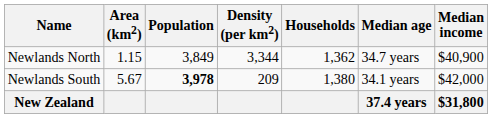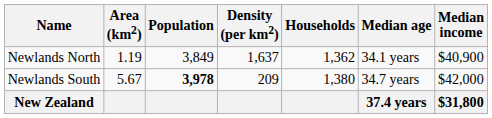(129, 57) 1.15 -> (129, 57) 1.19
(263, 57) 3,344 -> (263, 57) 1,637
(390, 57) 34.7 years -> (390, 57) 34.1 years
(390, 79) 34.1 years -> (390, 79) 34.7 years
